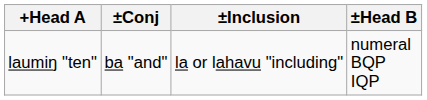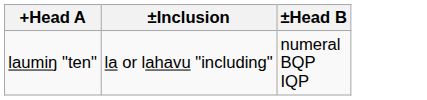- column: (136, 17)
